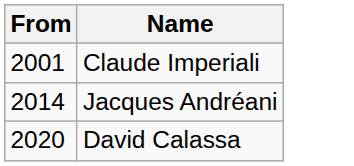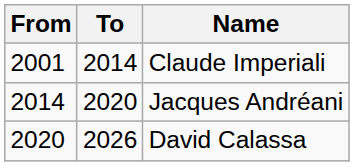+ column: (110, 23)
